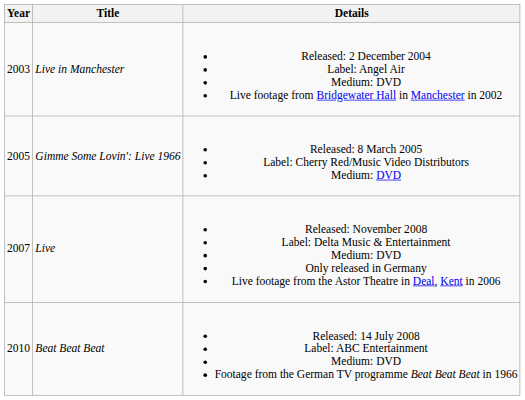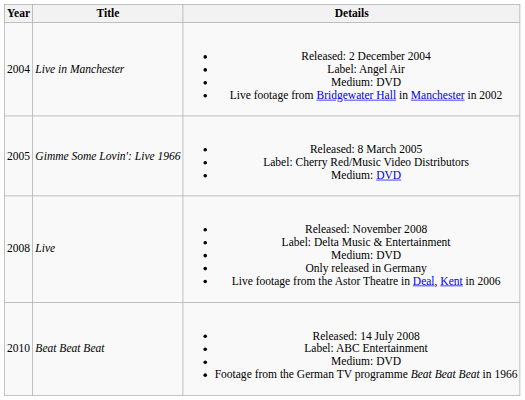(19, 69) 2003 -> (19, 69) 2004
(19, 249) 2007 -> (19, 249) 2008
